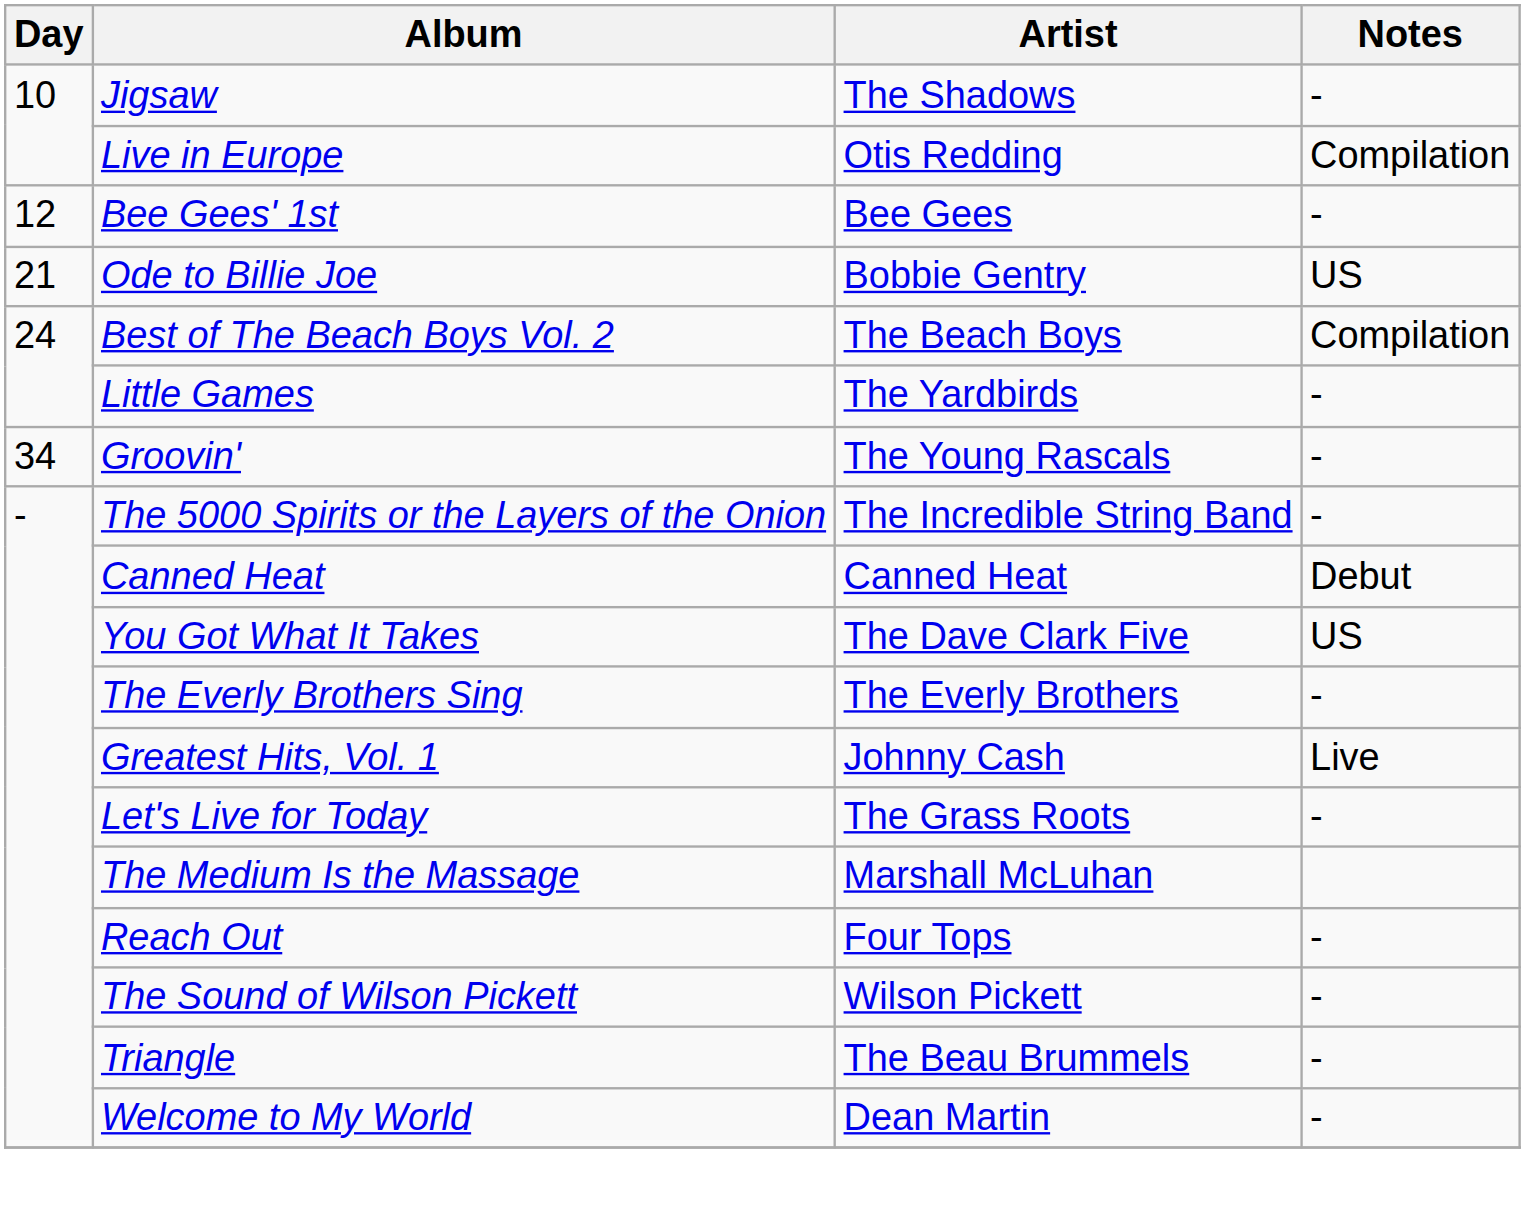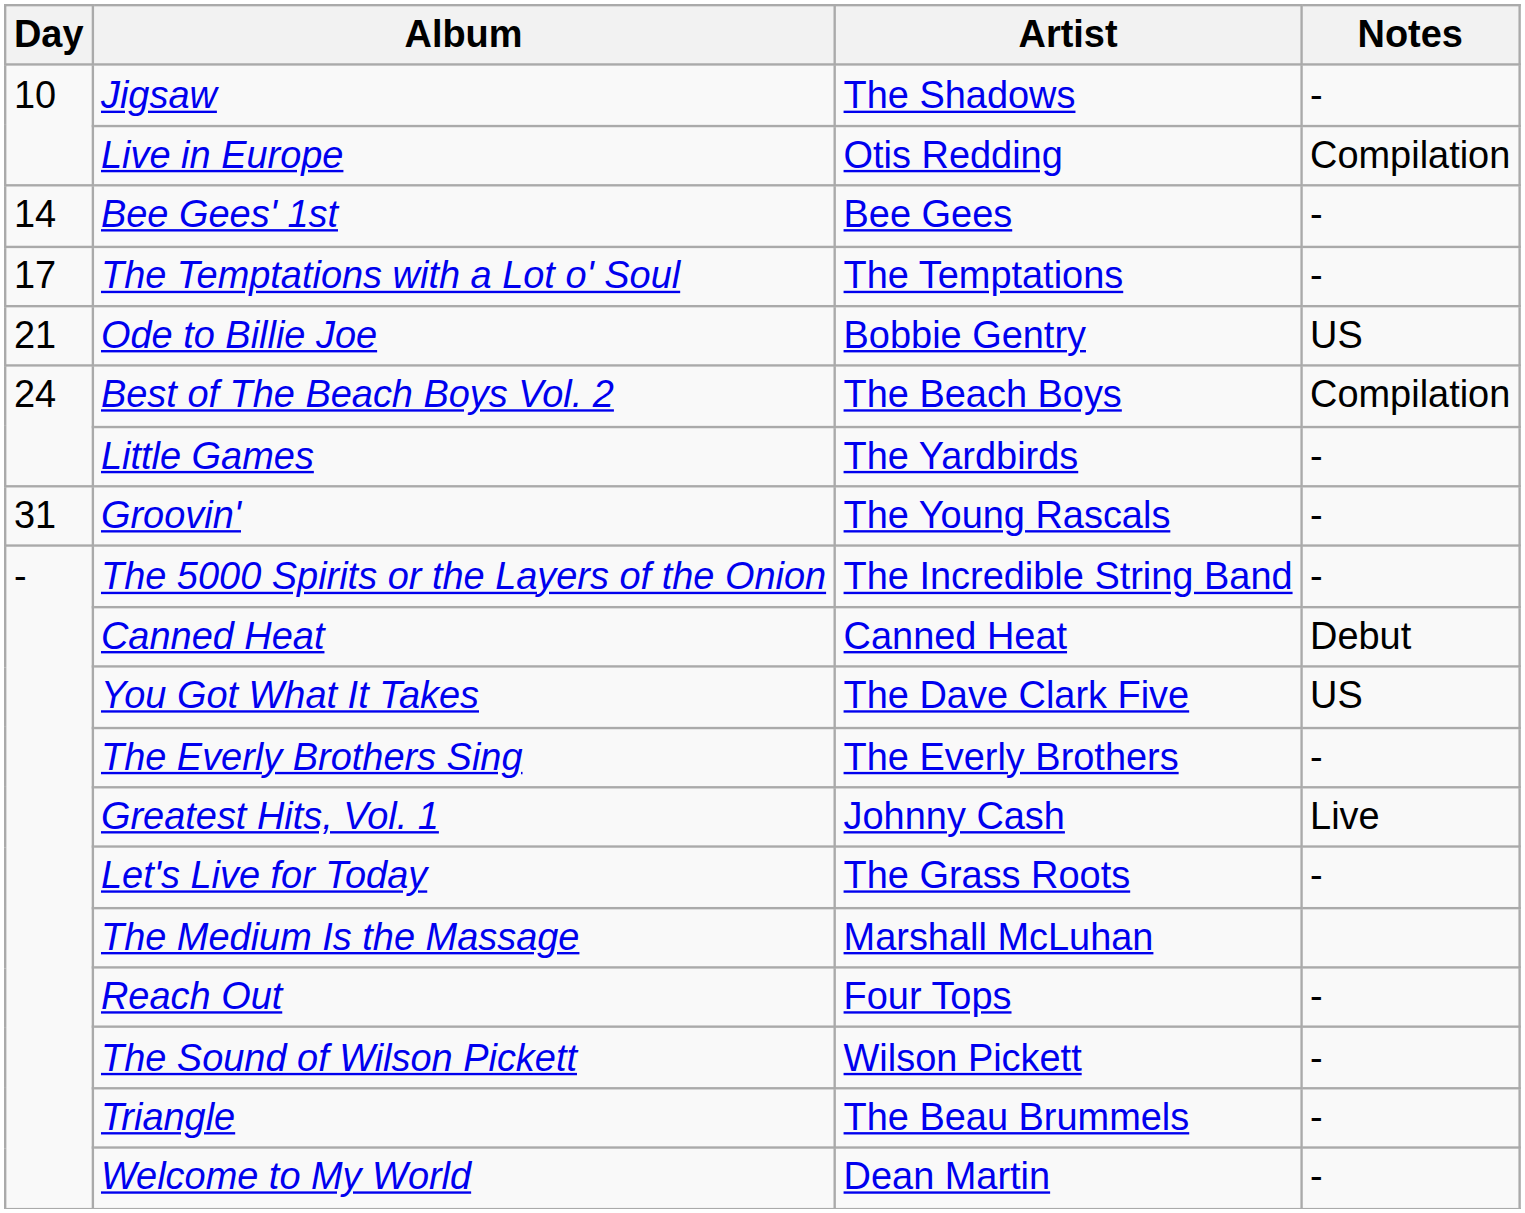(35, 214) 12 -> (35, 214) 14
+ row: (391, 275)
(35, 455) 34 -> (35, 515) 31
